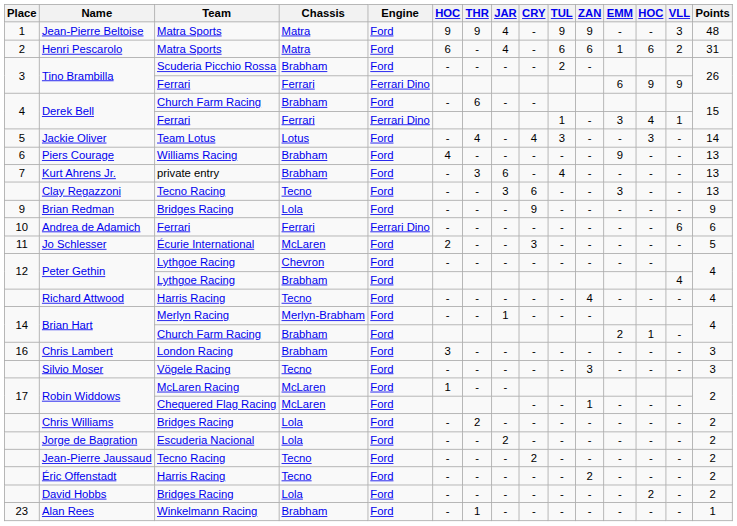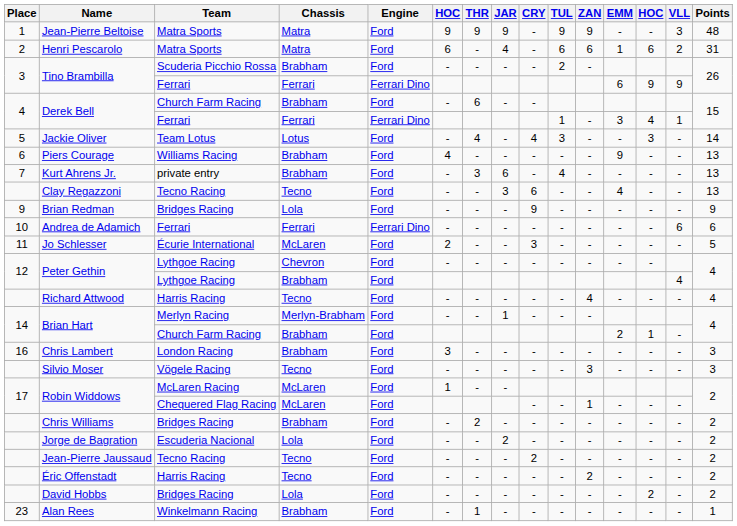(505, 31) 4 -> (505, 31) 9
(620, 191) 3 -> (620, 191) 4
(292, 422) Lola -> (304, 422) Brabham
